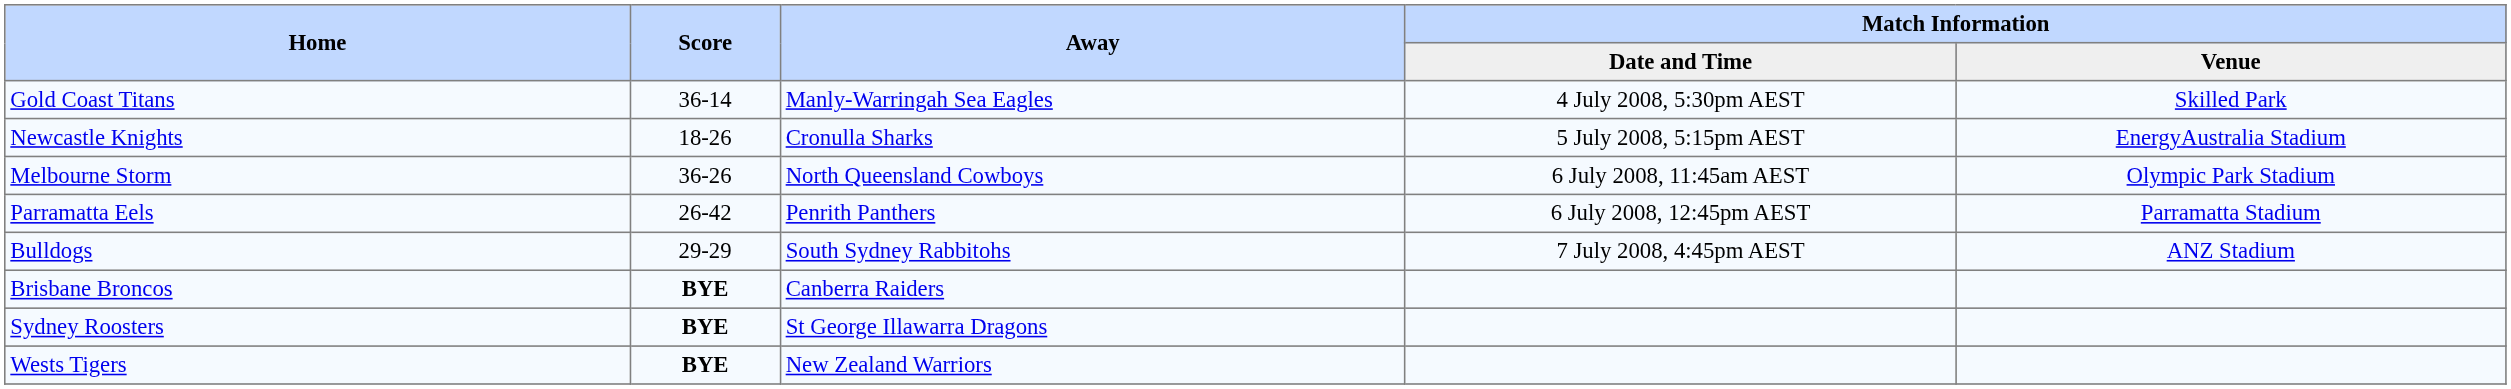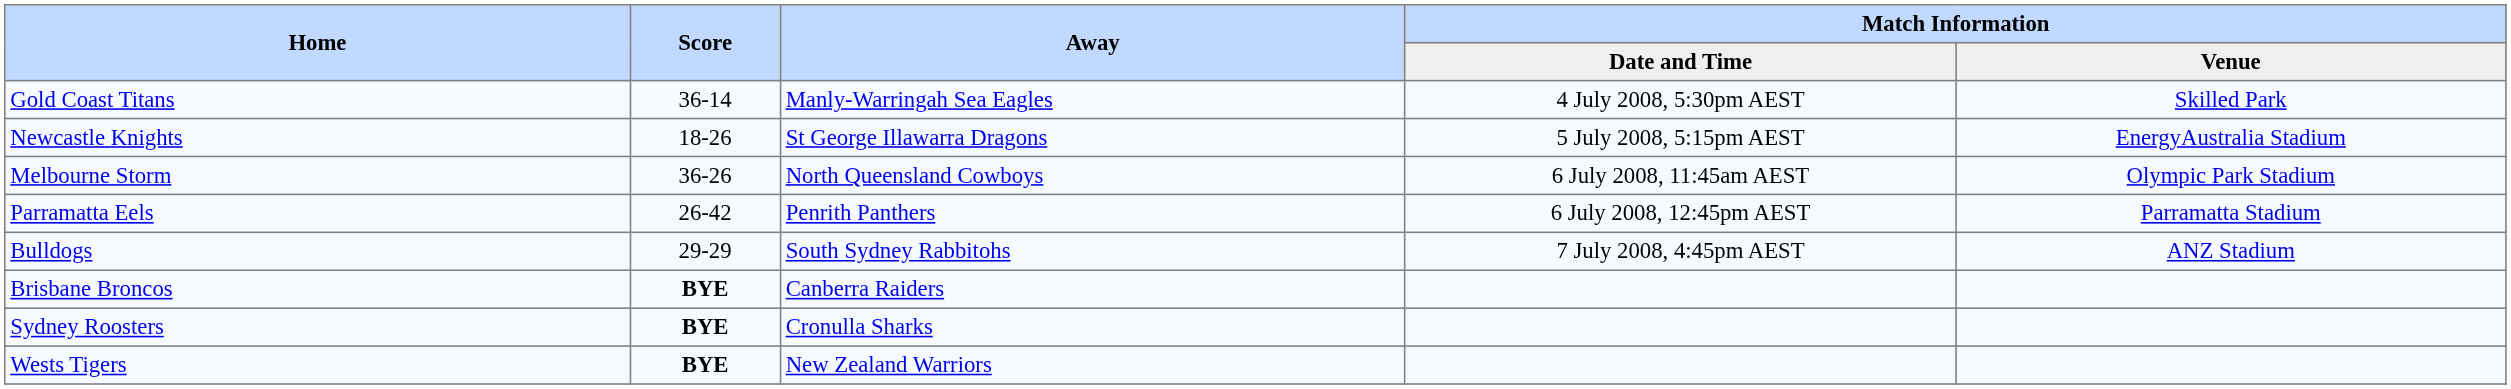(859, 137) Cronulla Sharks -> (916, 137) St George Illawarra Dragons
(916, 326) St George Illawarra Dragons -> (859, 326) Cronulla Sharks
